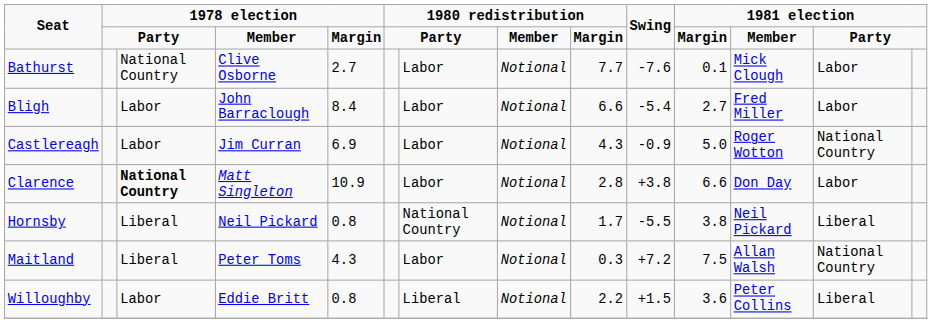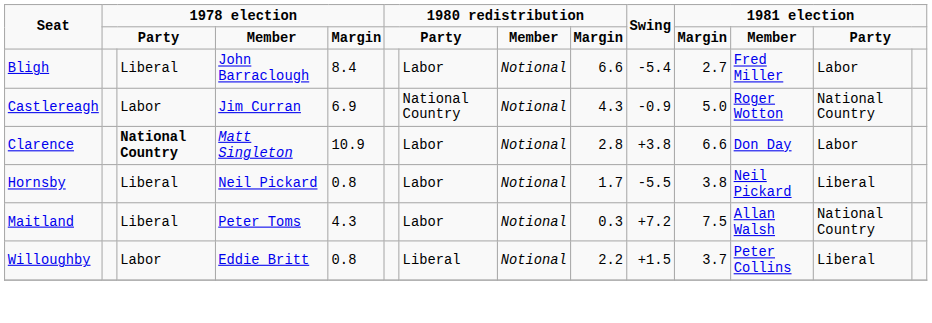- row: (41, 69)
(141, 107) Labor -> (149, 69) Liberal
(423, 145) Labor -> (436, 107) National Country
(436, 222) National Country -> (423, 184) Labor
(715, 299) 3.6 -> (715, 260) 3.7
